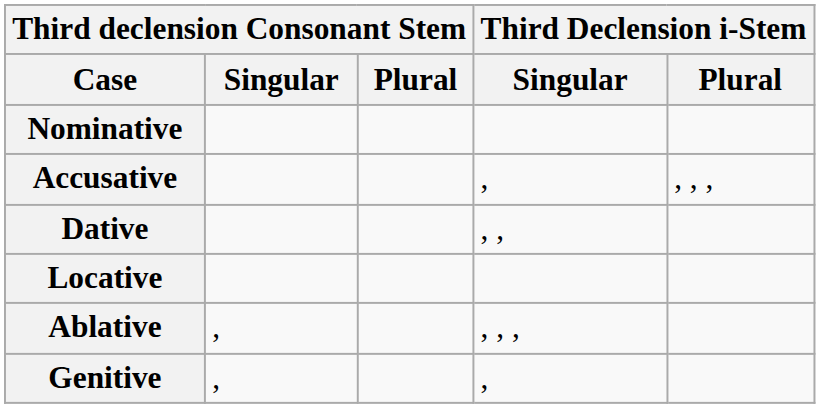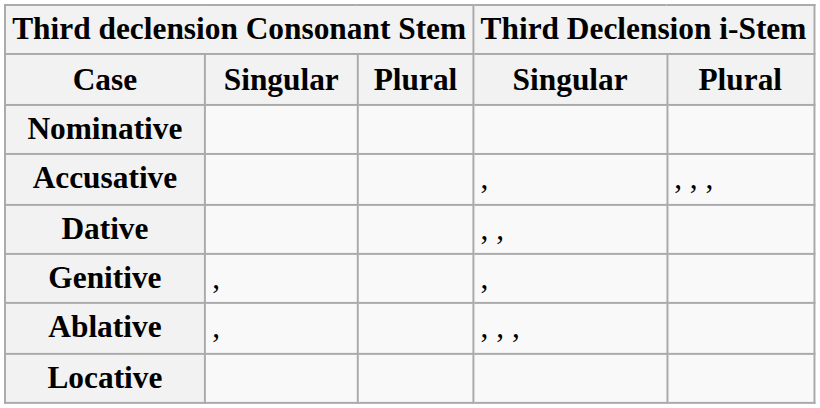rows swapped: (105, 377) <-> (105, 278)
